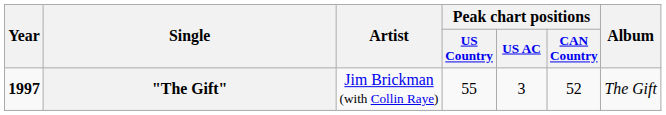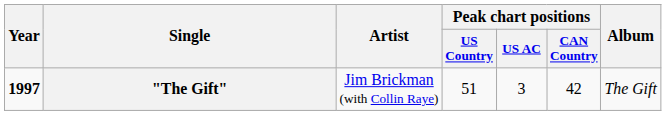(469, 89) 55 -> (469, 89) 51
(574, 89) 52 -> (574, 89) 42
